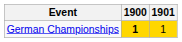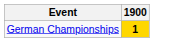- column: (163, 12)
